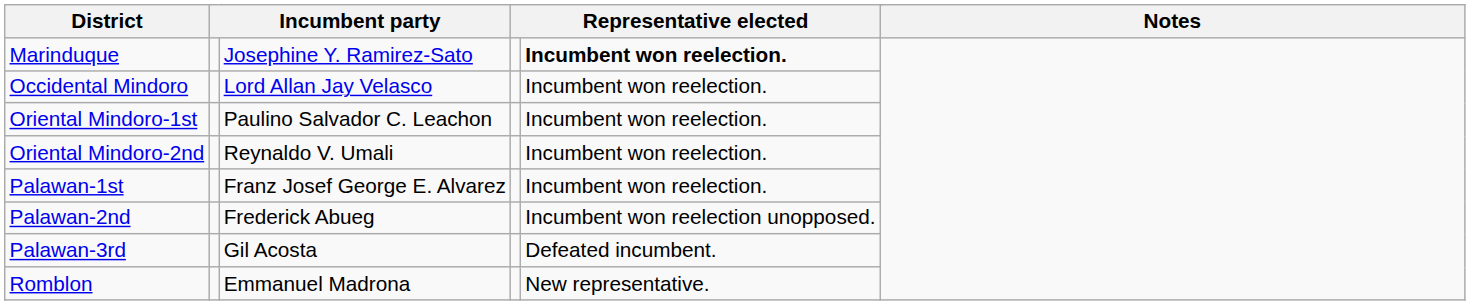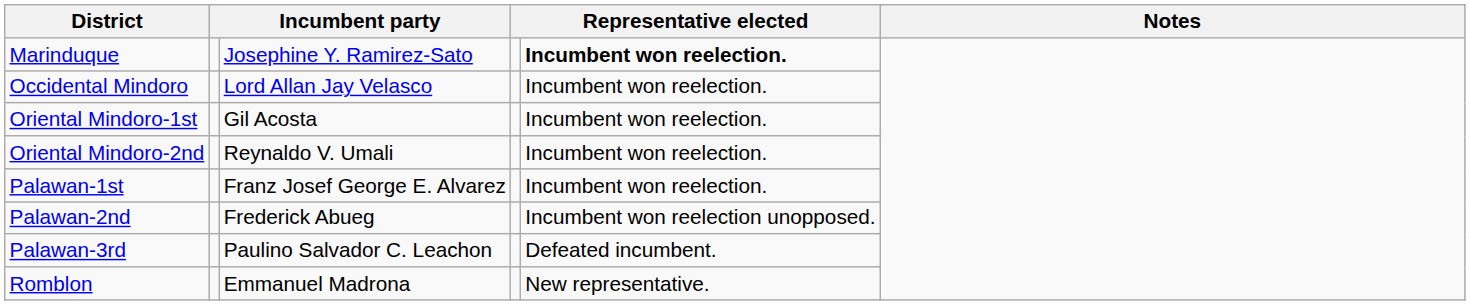(358, 120) Paulino Salvador C. Leachon -> (270, 120) Gil Acosta
(270, 251) Gil Acosta -> (358, 251) Paulino Salvador C. Leachon
